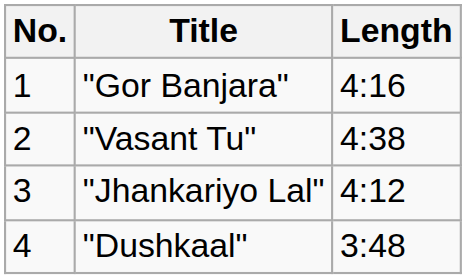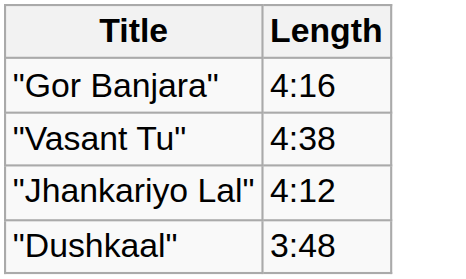- column: (40, 31)
